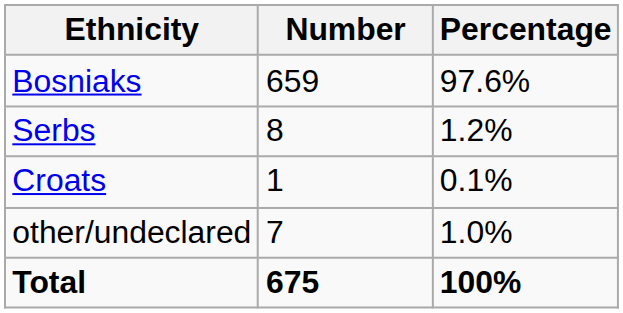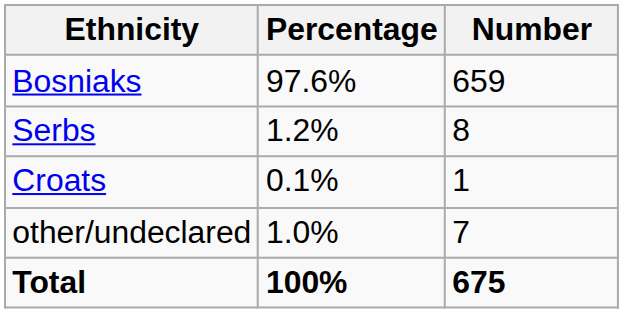columns swapped: (346, 29) <-> (526, 29)
